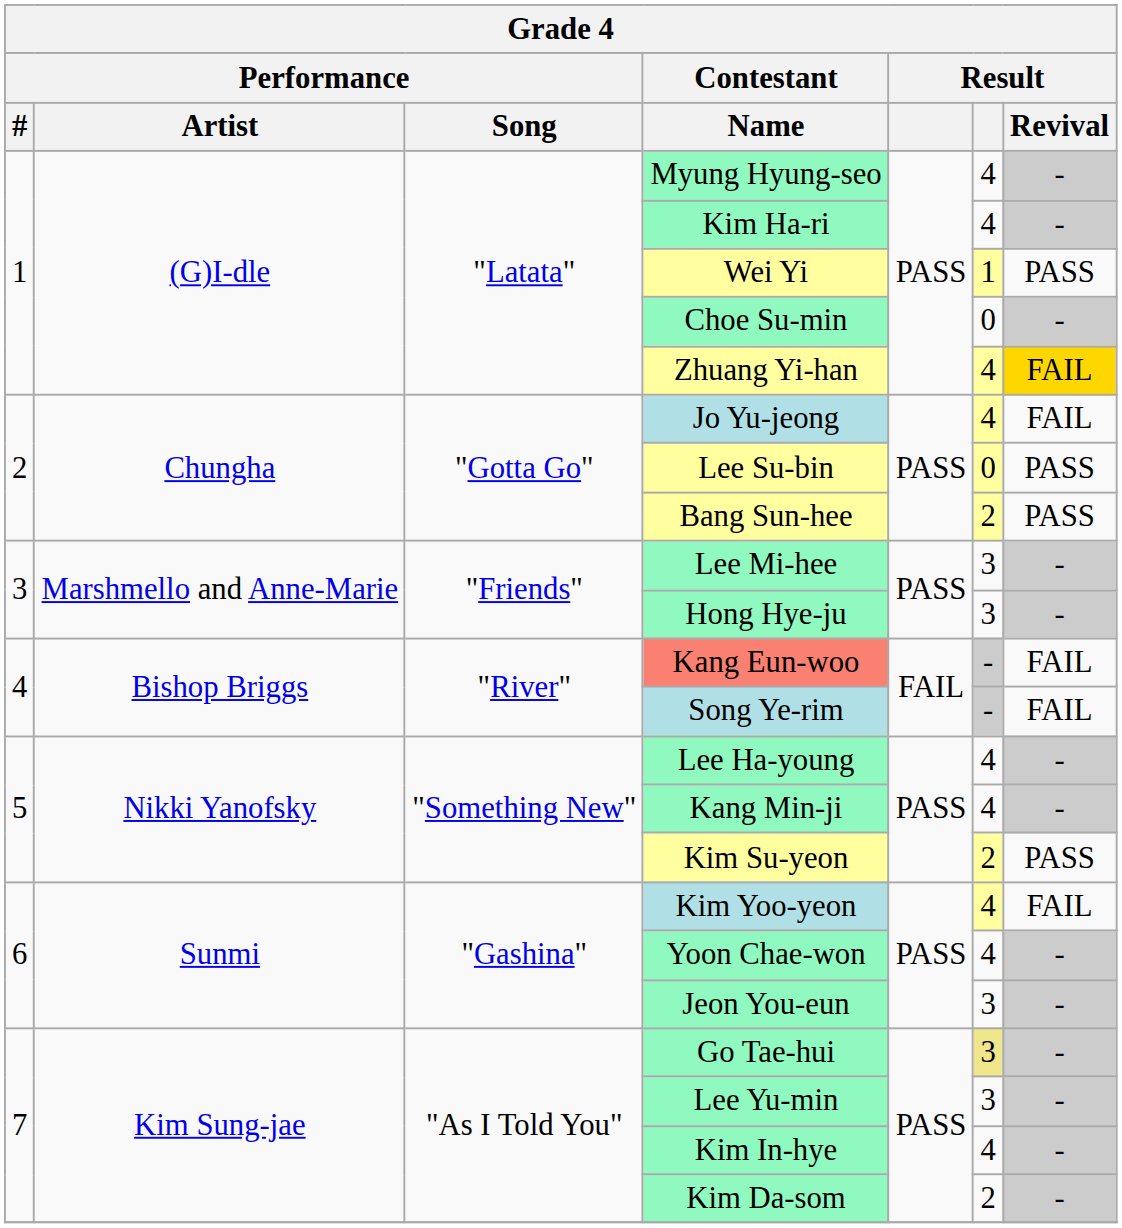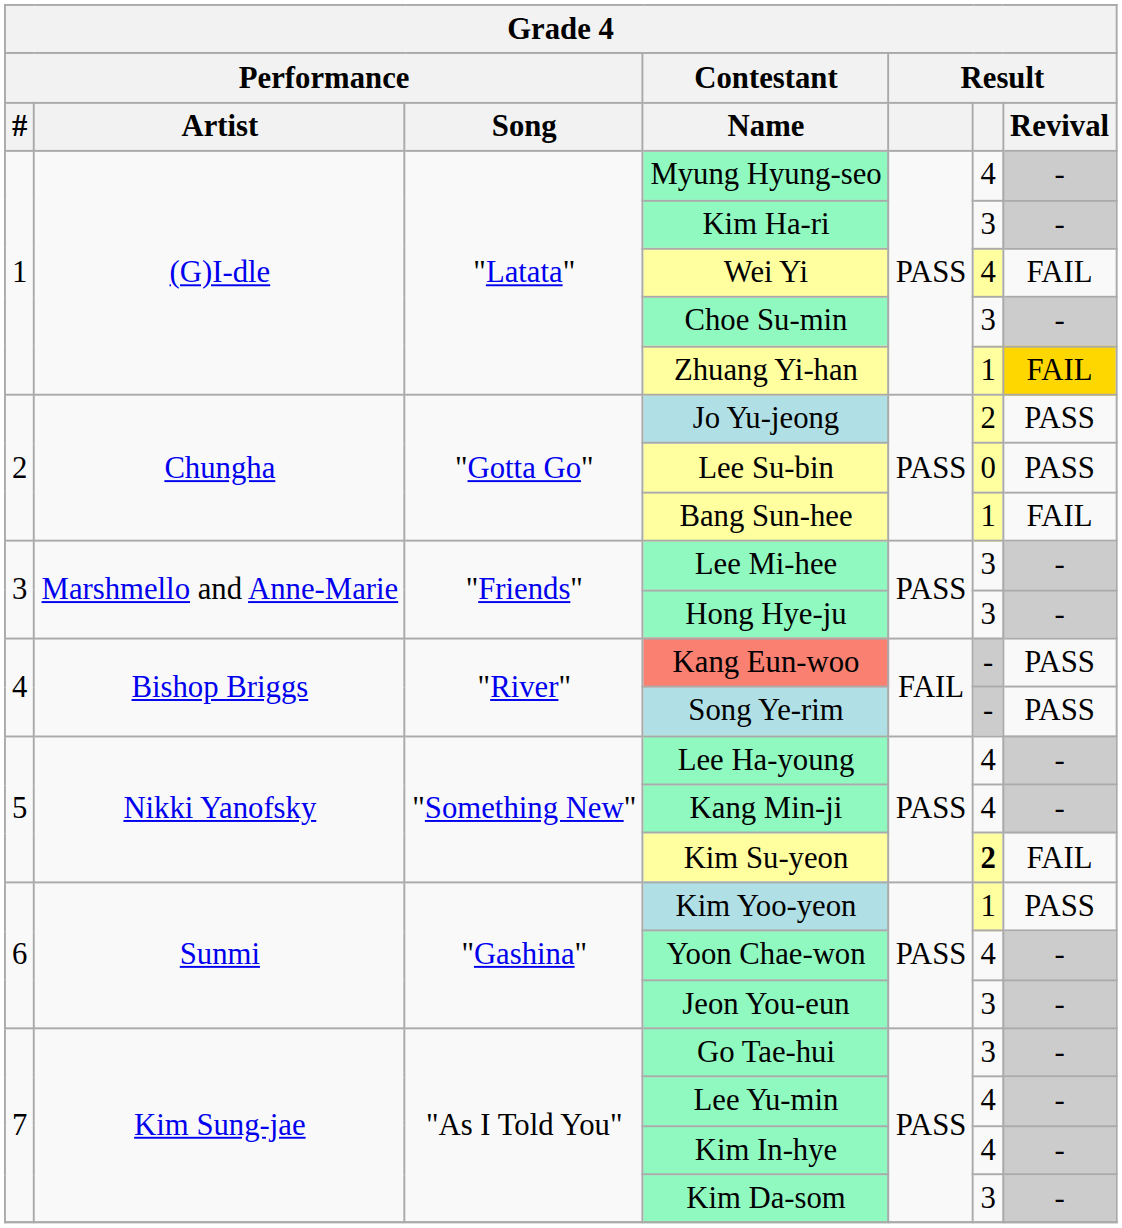(988, 223) 4 -> (988, 223) 3
(988, 272) 1 -> (988, 272) 4
(1060, 272) PASS -> (1060, 272) FAIL
(988, 321) 0 -> (988, 321) 3
(988, 369) 4 -> (988, 369) 1
(988, 418) 4 -> (988, 418) 2
(1060, 418) FAIL -> (1060, 418) PASS
(988, 516) 2 -> (988, 516) 1
(1060, 516) PASS -> (1060, 516) FAIL
(1060, 662) FAIL -> (1060, 662) PASS
(1060, 710) FAIL -> (1060, 710) PASS
(988, 857) normal -> (988, 857) bold
(1060, 857) PASS -> (1060, 857) FAIL
(988, 905) 4 -> (988, 905) 1
(1060, 905) FAIL -> (1060, 905) PASS
(988, 1051) khaki background -> (988, 1051) no background
(988, 1100) 3 -> (988, 1100) 4
(988, 1198) 2 -> (988, 1198) 3
